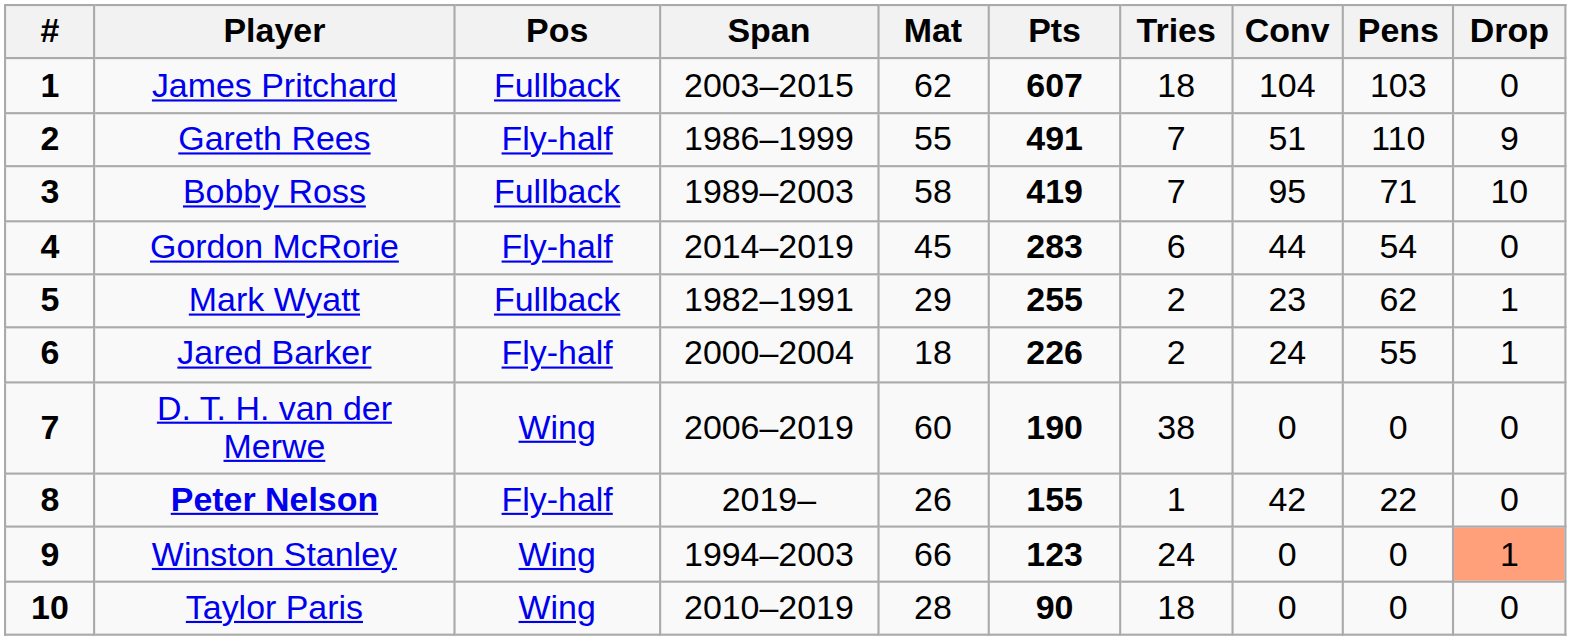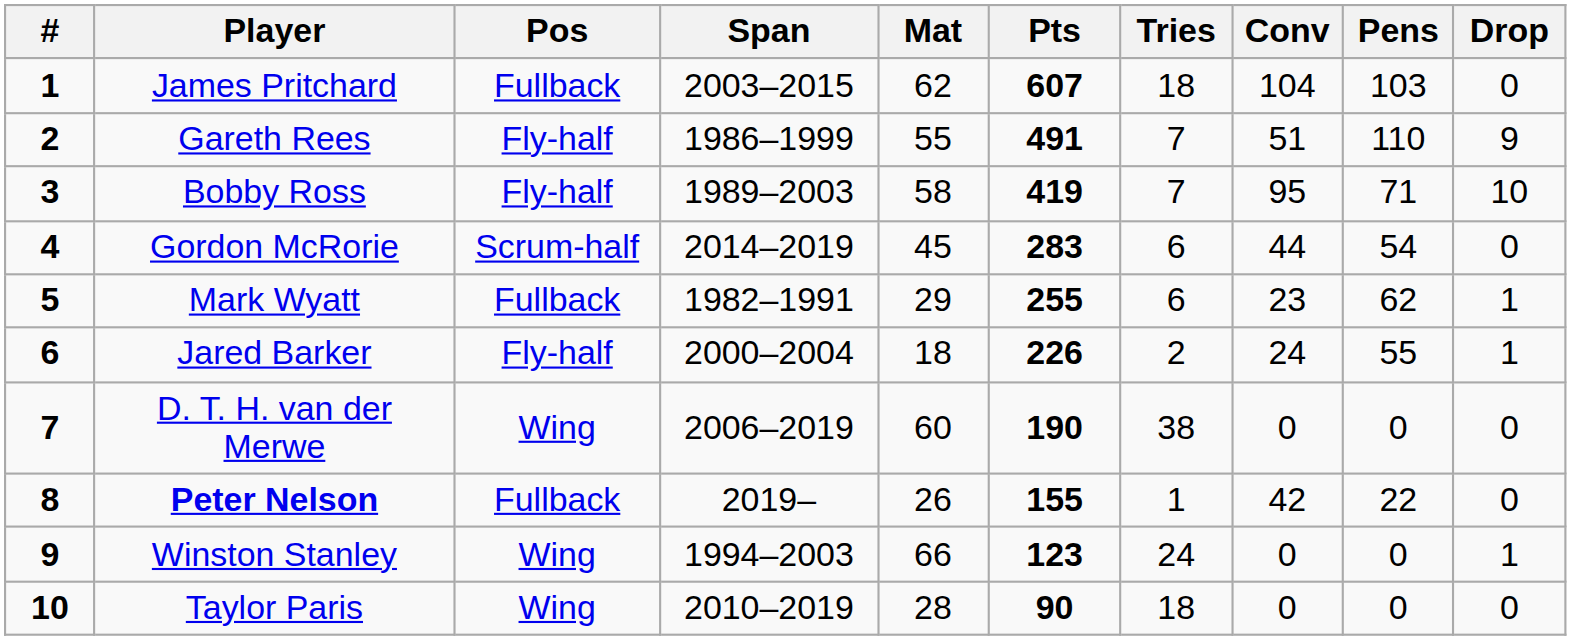(557, 192) Fullback -> (557, 192) Fly-half
(557, 246) Fly-half -> (557, 246) Scrum-half
(1176, 300) 2 -> (1176, 300) 6
(557, 499) Fly-half -> (557, 499) Fullback
(1509, 553) lightsalmon background -> (1509, 553) no background
